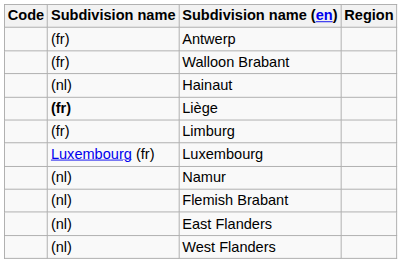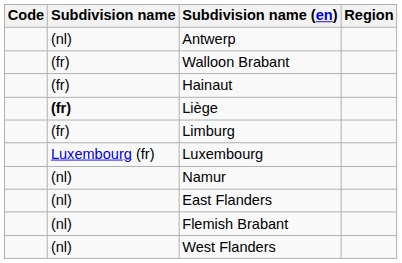(60, 39) (fr) -> (61, 39) (nl)
(61, 85) (nl) -> (60, 85) (fr)
rows swapped: (227, 223) <-> (235, 200)
